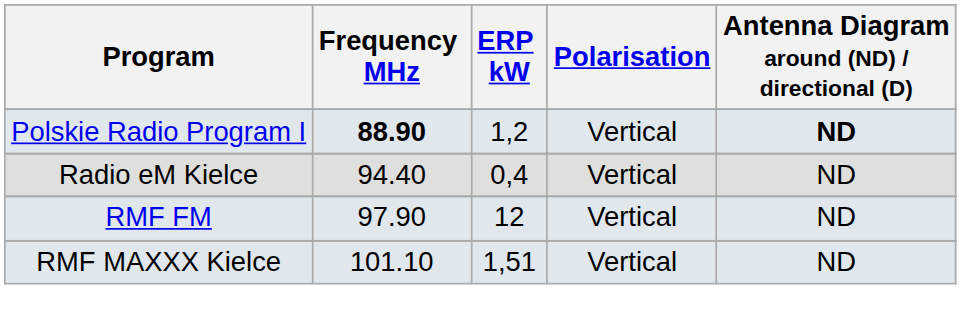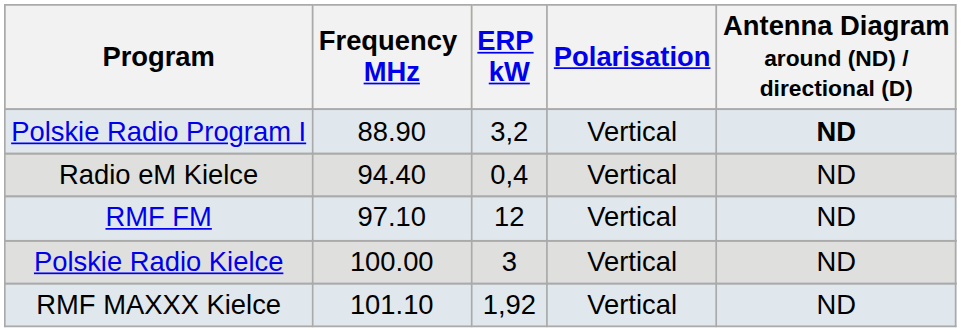(392, 131) bold -> (392, 131) normal
(509, 131) 1,2 -> (509, 131) 3,2
(392, 217) 97.90 -> (392, 217) 97.10
+ row: (159, 261)
(509, 261) 1,51 -> (509, 304) 1,92
